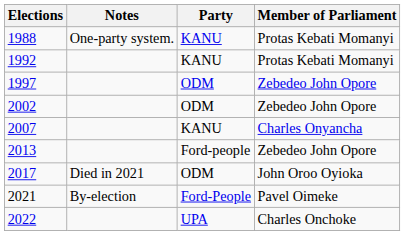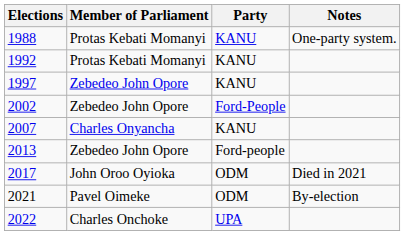columns swapped: (327, 15) <-> (122, 15)
(197, 83) ODM -> (236, 83) KANU
(197, 106) ODM -> (250, 106) Ford-People
(216, 196) Ford-People -> (232, 196) ODM
